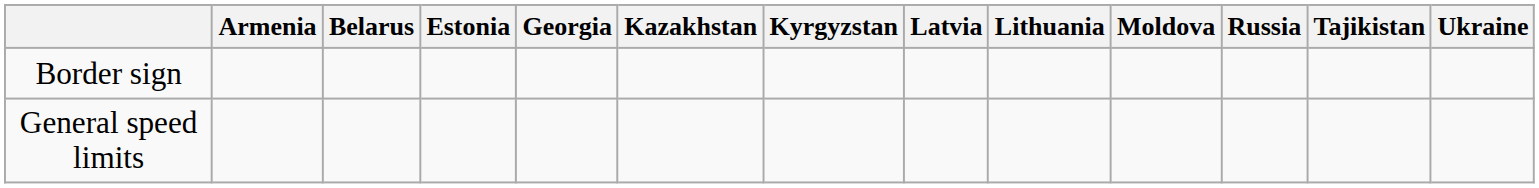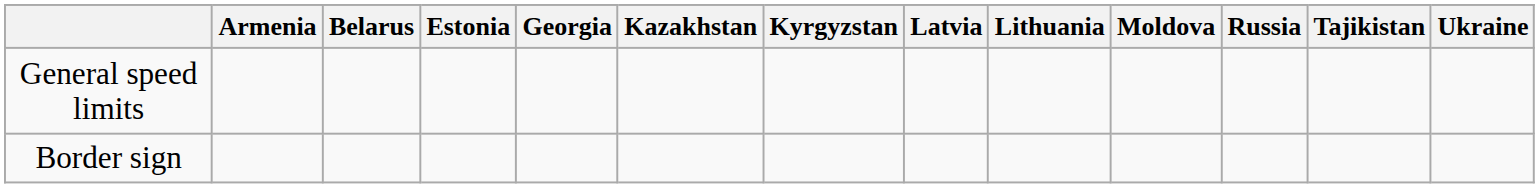rows swapped: (109, 72) <-> (109, 139)
